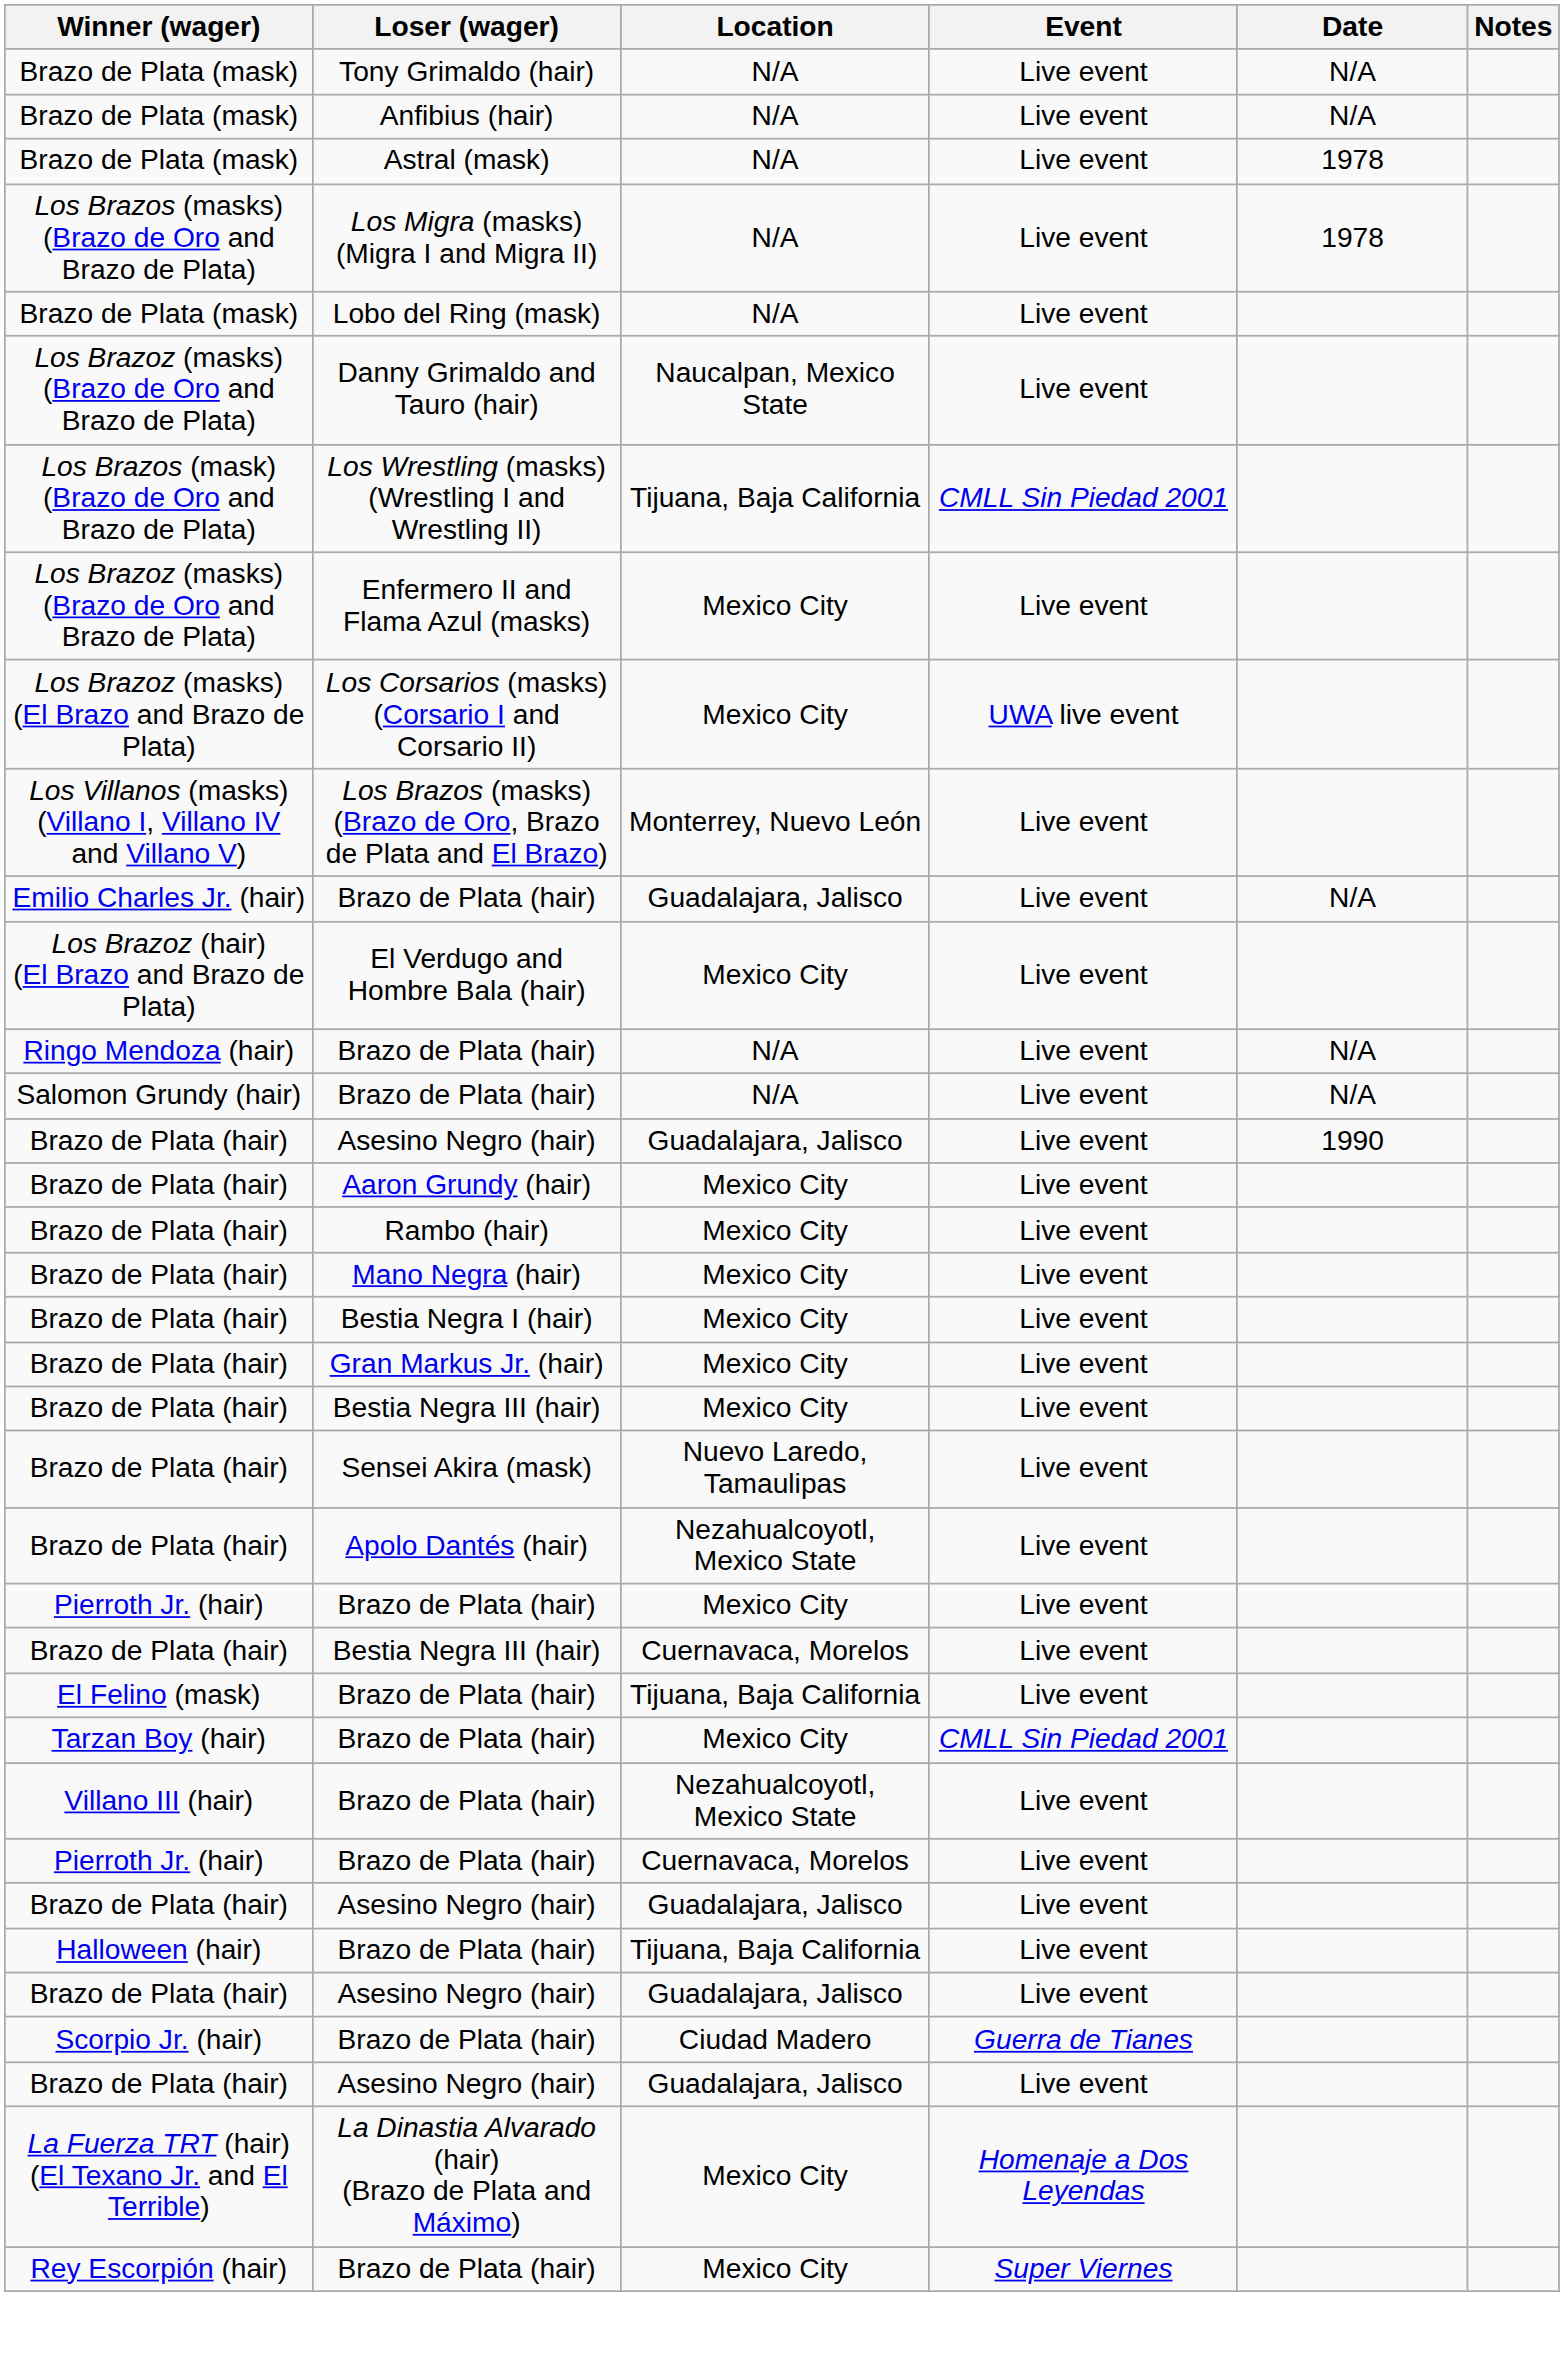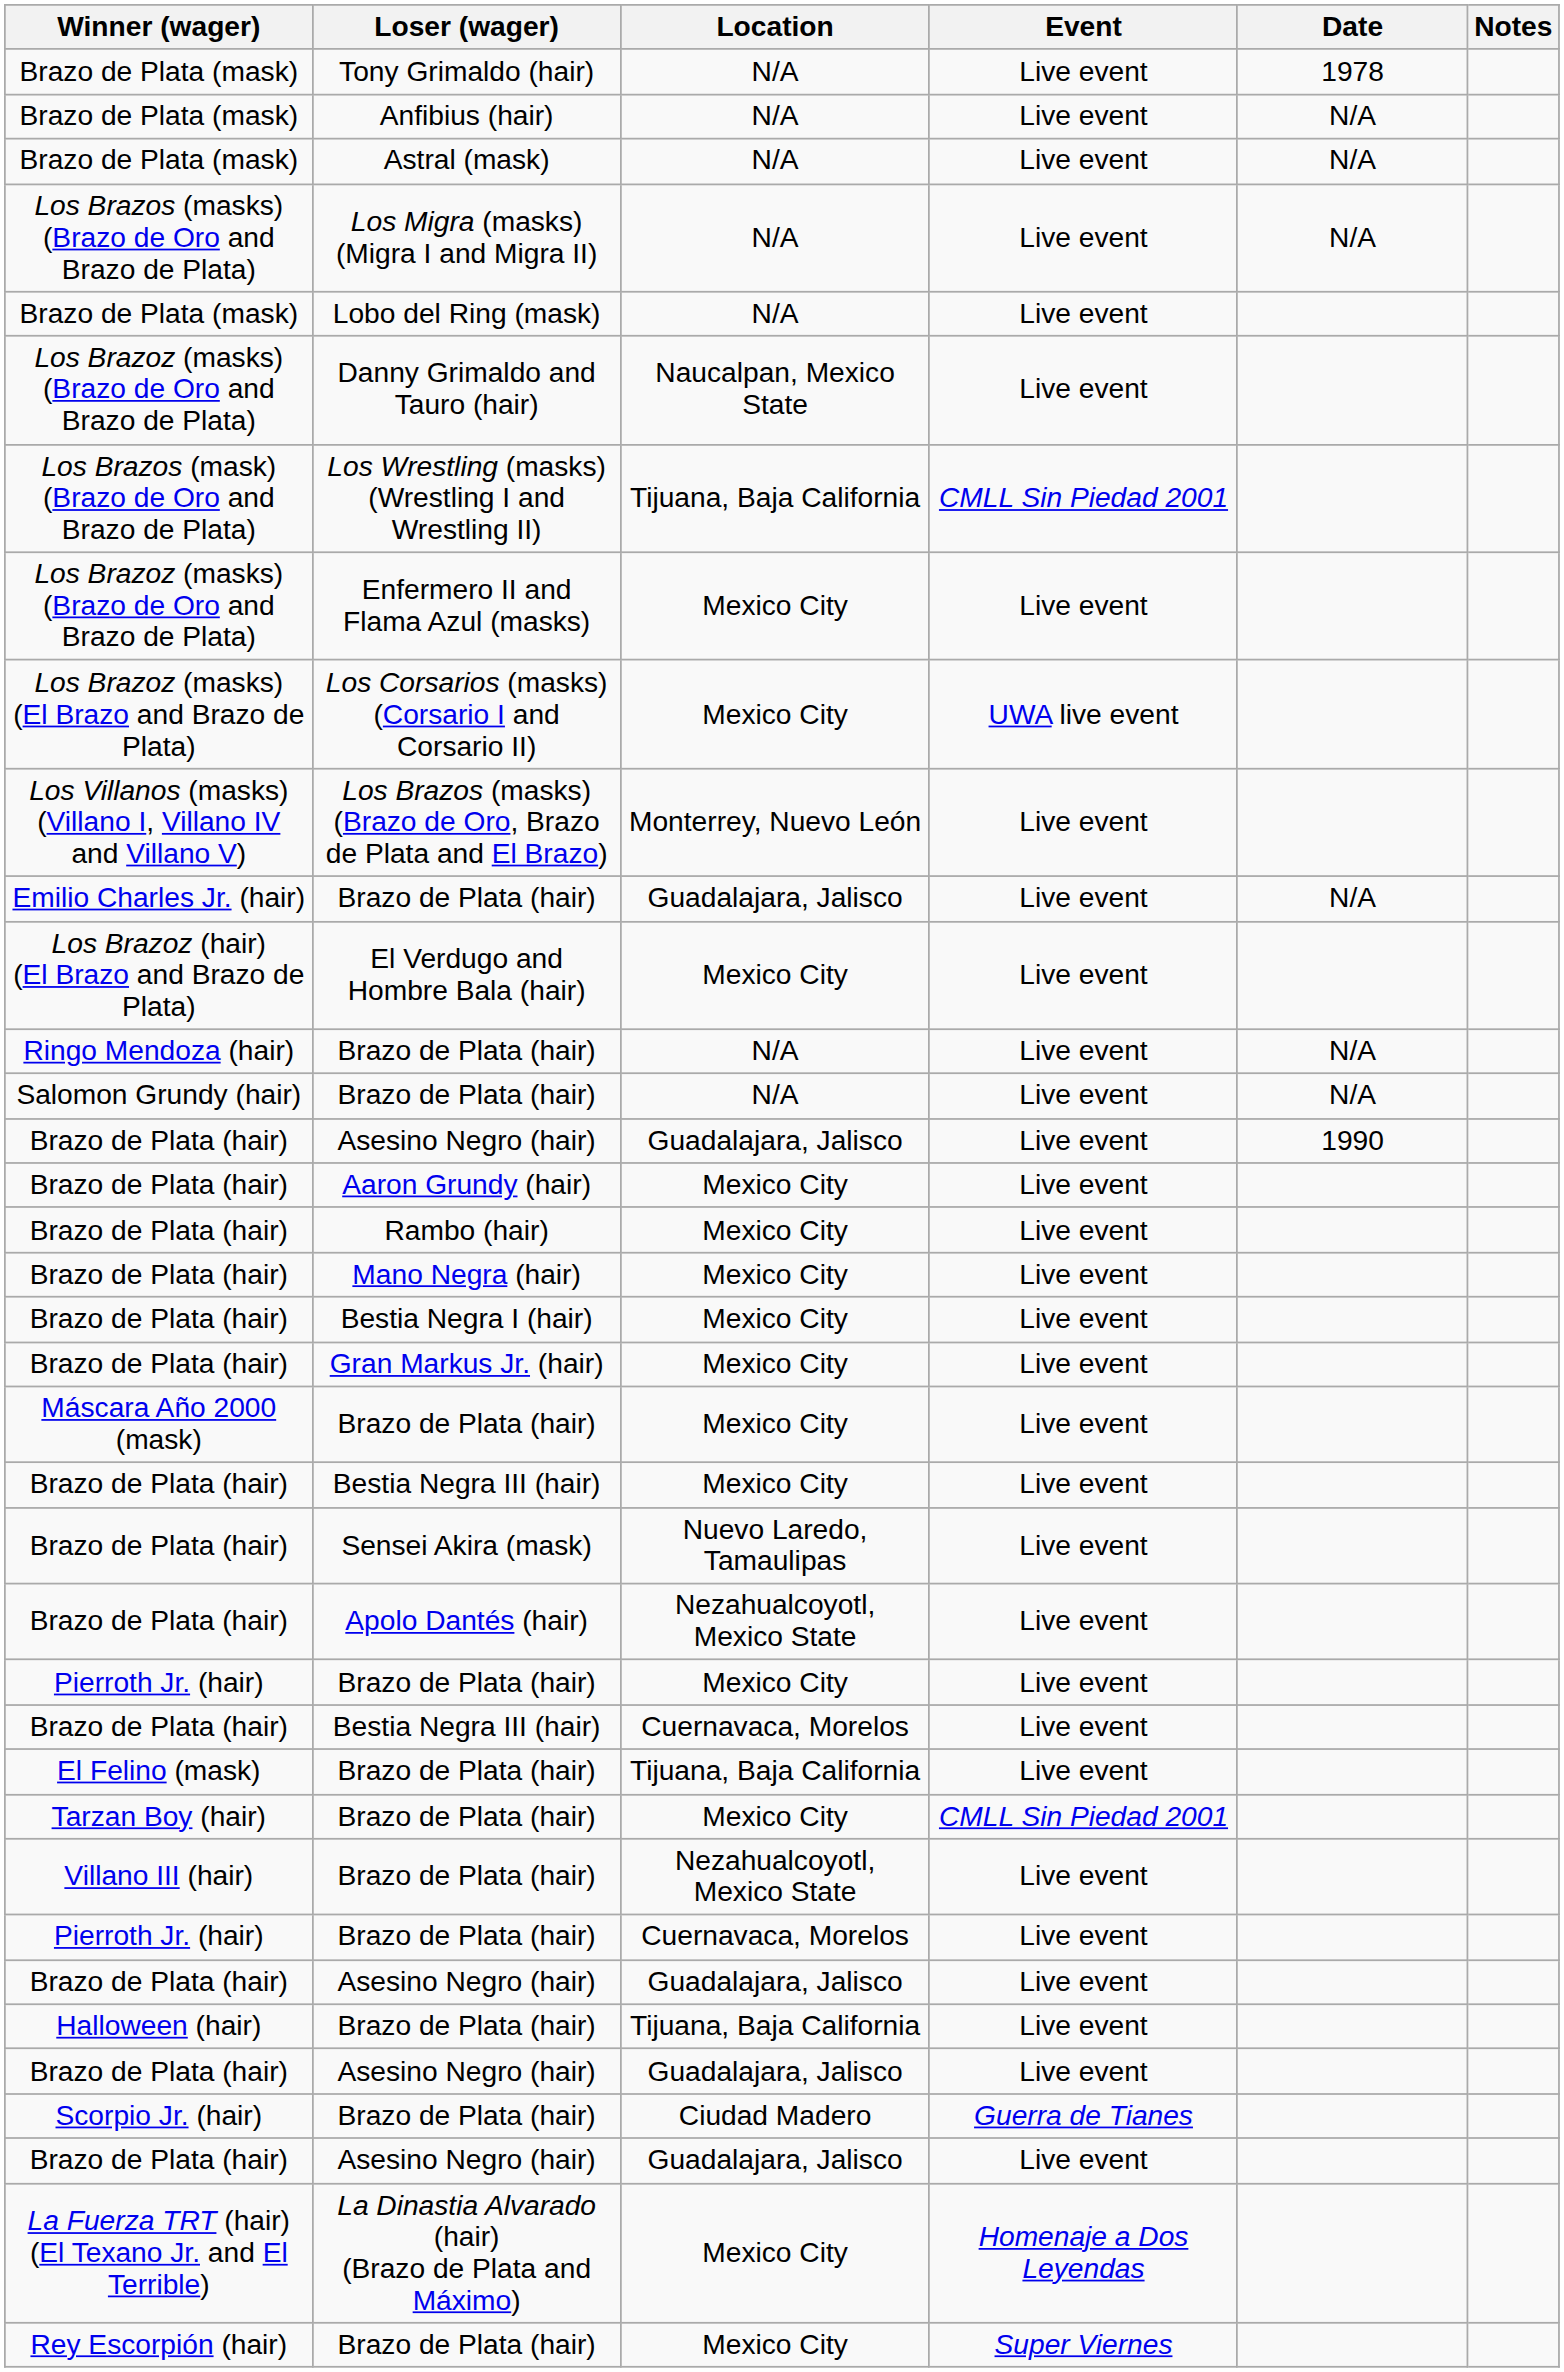(1353, 71) N/A -> (1353, 71) 1978
(1353, 160) 1978 -> (1353, 160) N/A
(1353, 237) 1978 -> (1353, 237) N/A
+ row: (159, 1424)
